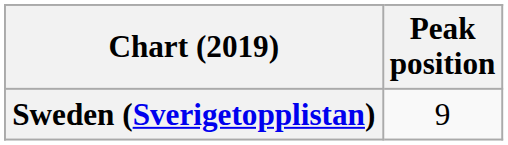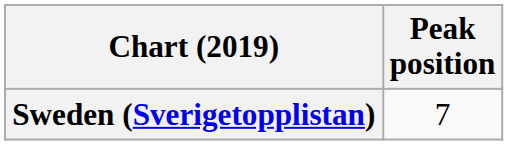(443, 113) 9 -> (443, 113) 7
